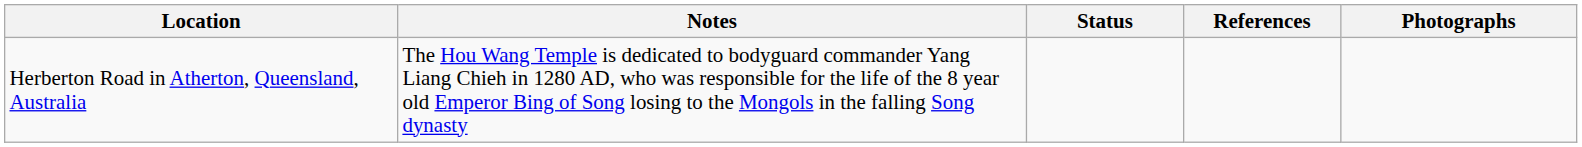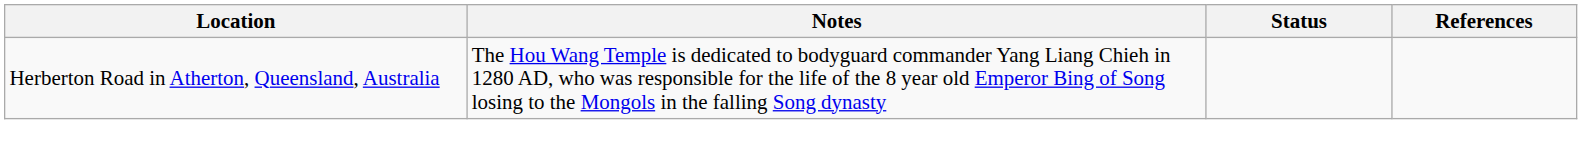- column: (1458, 21)
